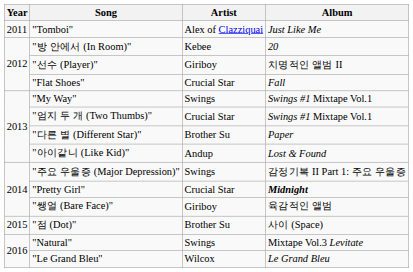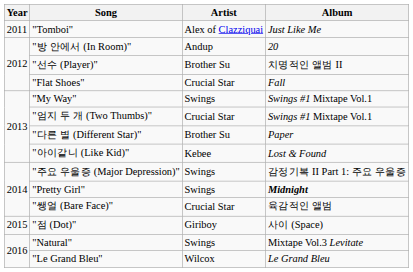(198, 46) Kebee -> (199, 46) Andup
(201, 65) Giriboy -> (207, 65) Brother Su
(199, 153) Andup -> (198, 153) Kebee
(210, 189) Crucial Star -> (200, 189) Swings
(201, 206) Giriboy -> (210, 206) Crucial Star
(207, 225) Brother Su -> (201, 225) Giriboy
